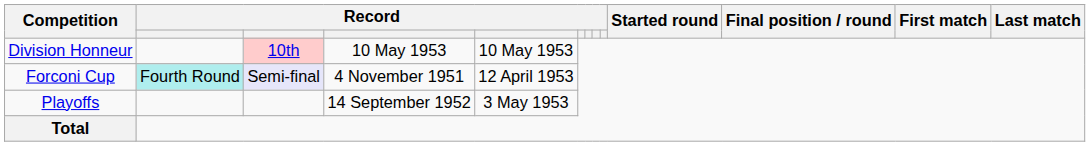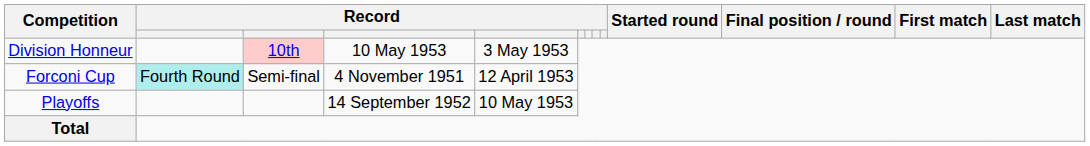(526, 50) 10 May 1953 -> (526, 50) 3 May 1953
(284, 76) lavender background -> (284, 76) no background
(526, 102) 3 May 1953 -> (526, 102) 10 May 1953
